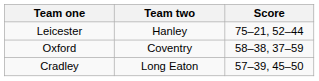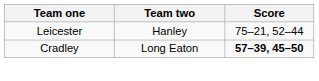- row: (59, 48)
(269, 66) normal -> (269, 48) bold
